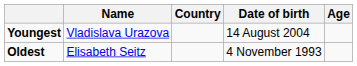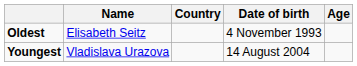rows swapped: (34, 33) <-> (26, 52)
